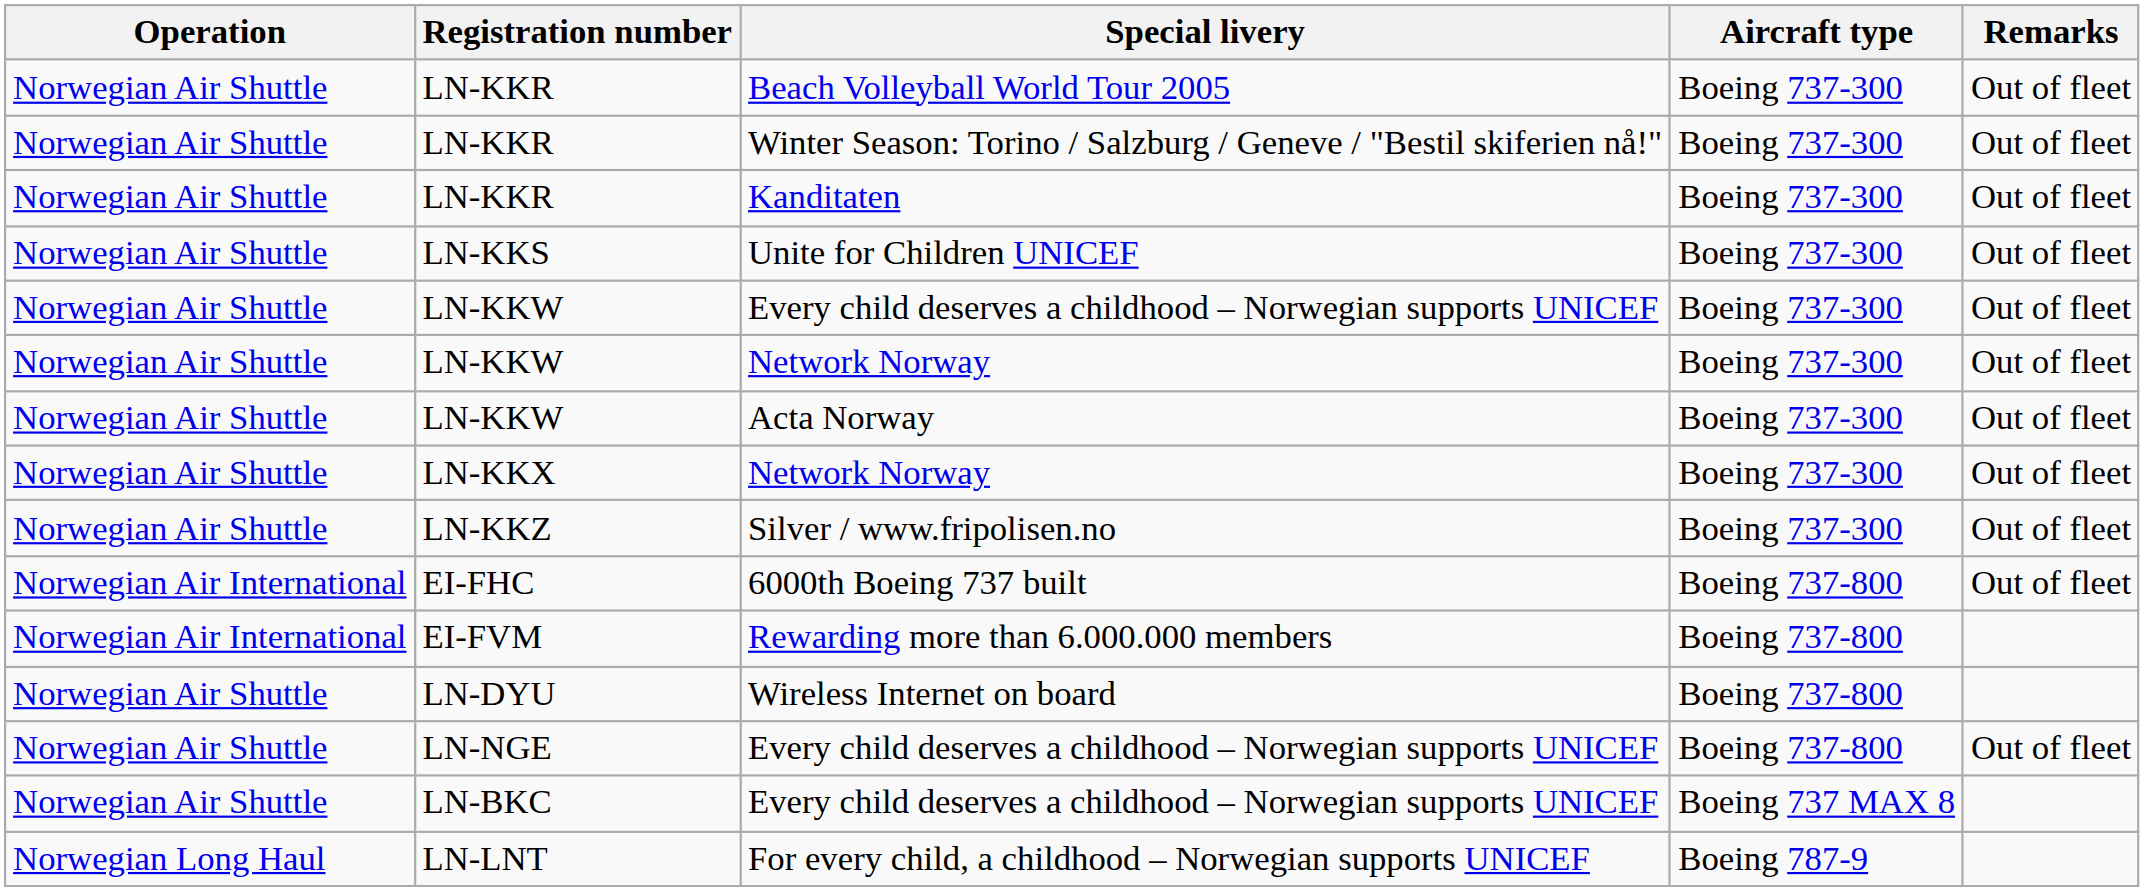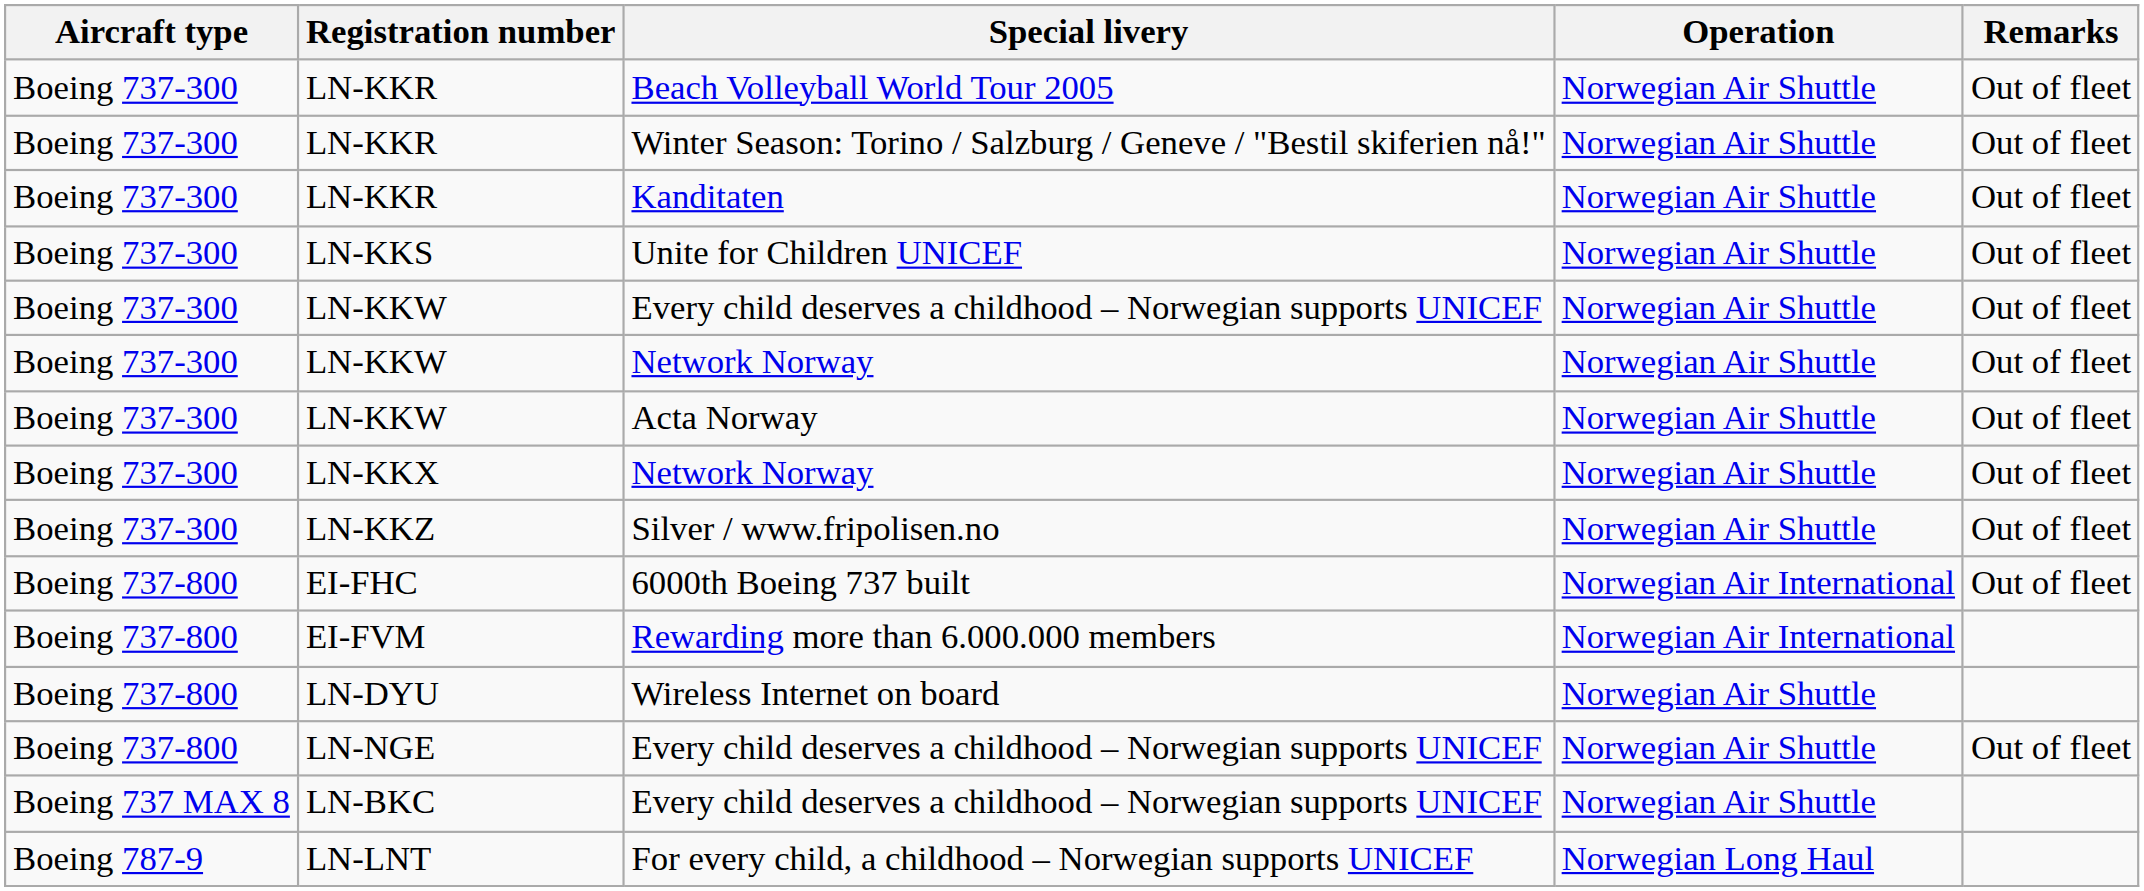columns swapped: (1817, 32) <-> (210, 32)
